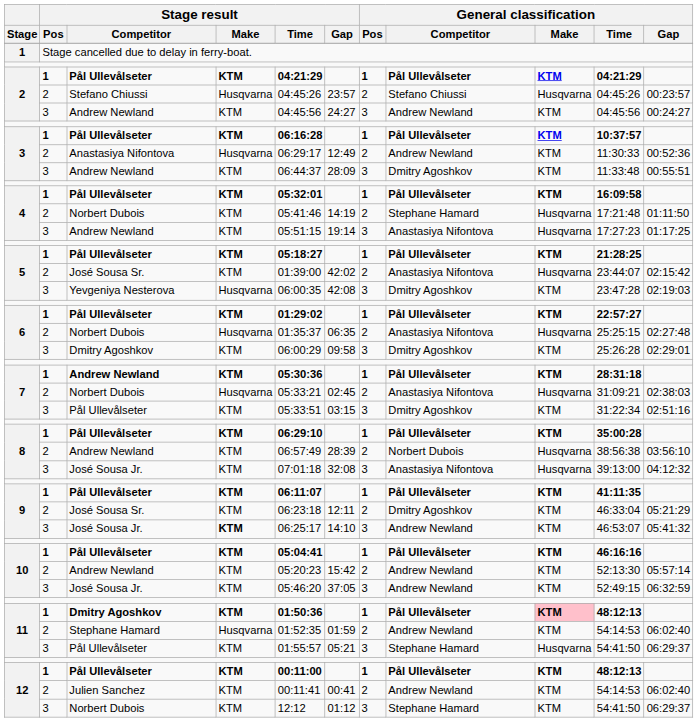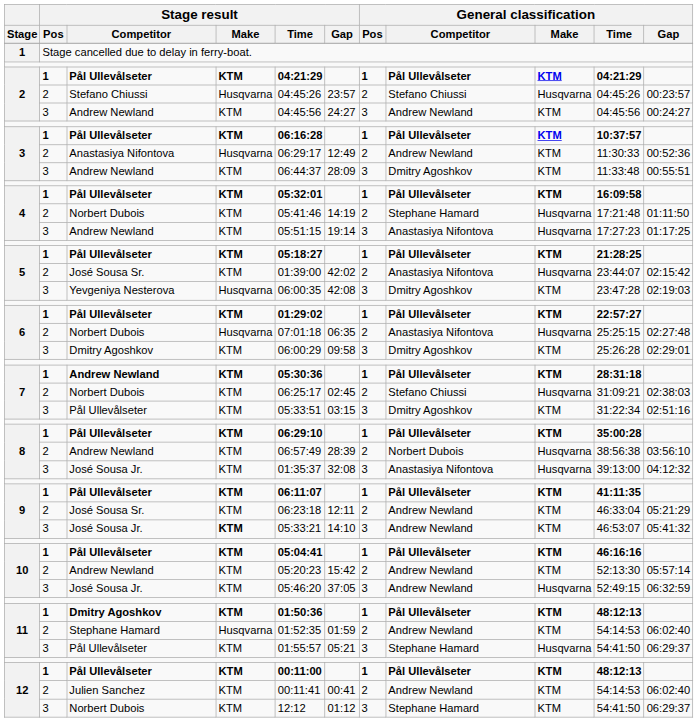(299, 331) 01:35:37 -> (299, 331) 07:01:18
(246, 391) Husqvarna -> (230, 391) KTM
(299, 391) 05:33:21 -> (299, 391) 06:25:17
(441, 391) Anastasiya Nifontova -> (427, 391) Stefano Chiussi
(299, 469) 07:01:18 -> (299, 469) 01:35:37
(430, 510) Dmitry Agoshkov -> (431, 510) Andrew Newland
(299, 528) 06:25:17 -> (299, 528) 05:33:21
(549, 588) KTM -> (565, 588) Husqvarna
(550, 611) pink background -> (550, 611) no background
